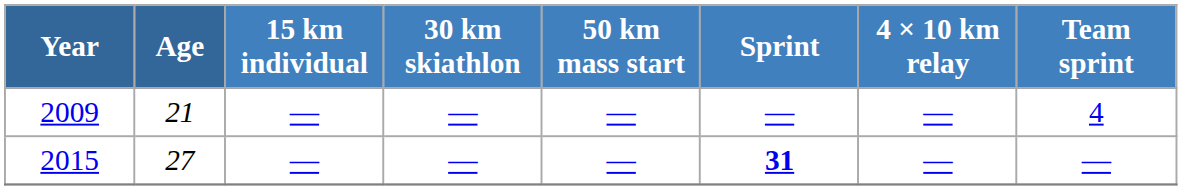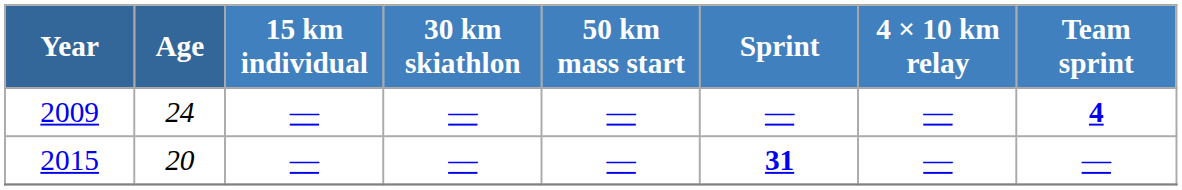(180, 111) 21 -> (180, 111) 24
(1096, 111) normal -> (1096, 111) bold
(180, 160) 27 -> (180, 160) 20
